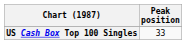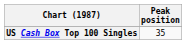(161, 33) 33 -> (161, 33) 35
